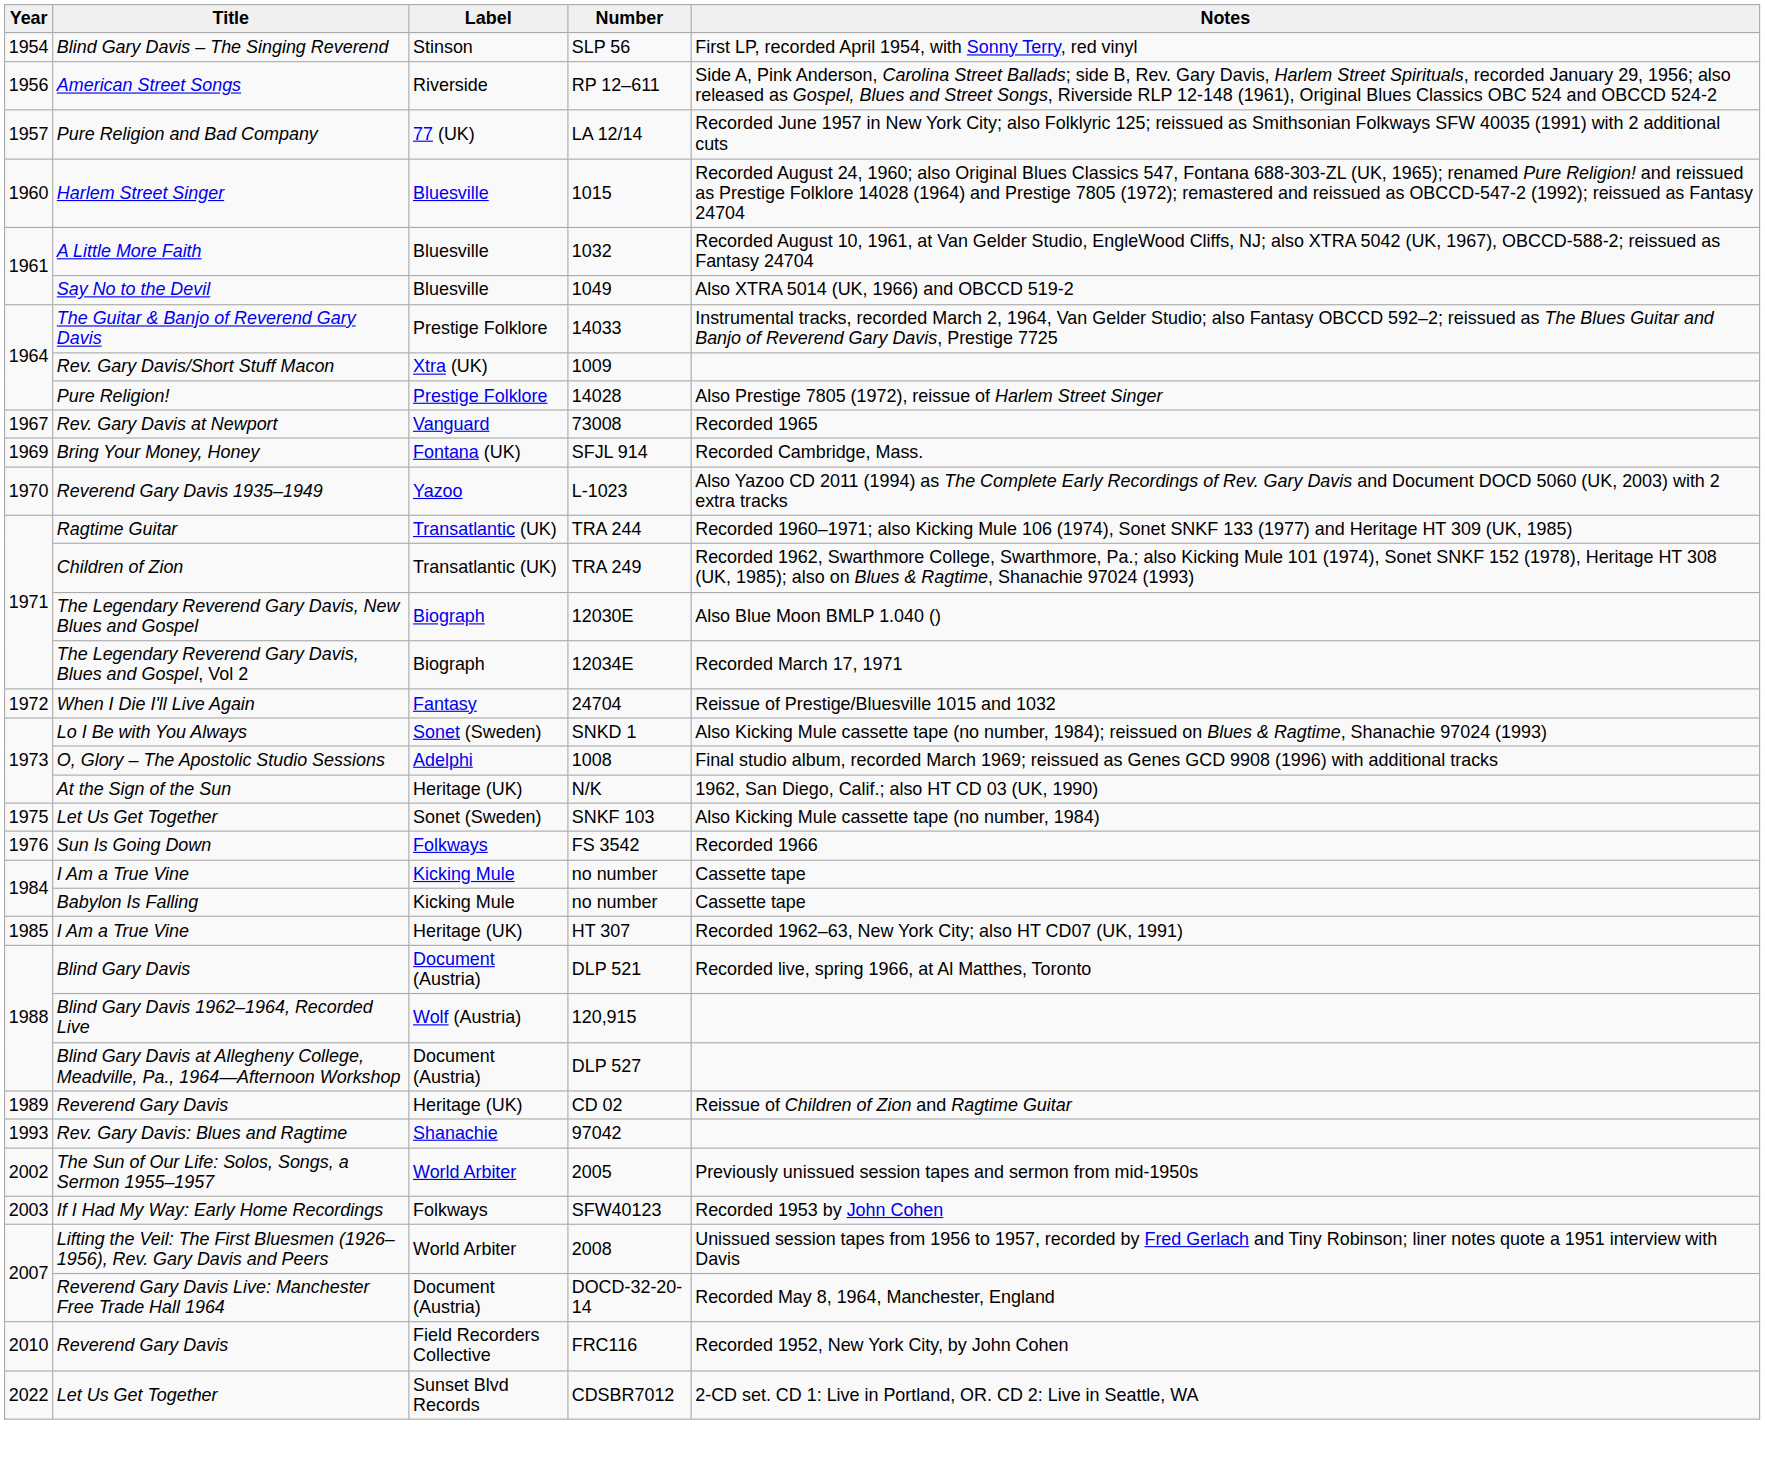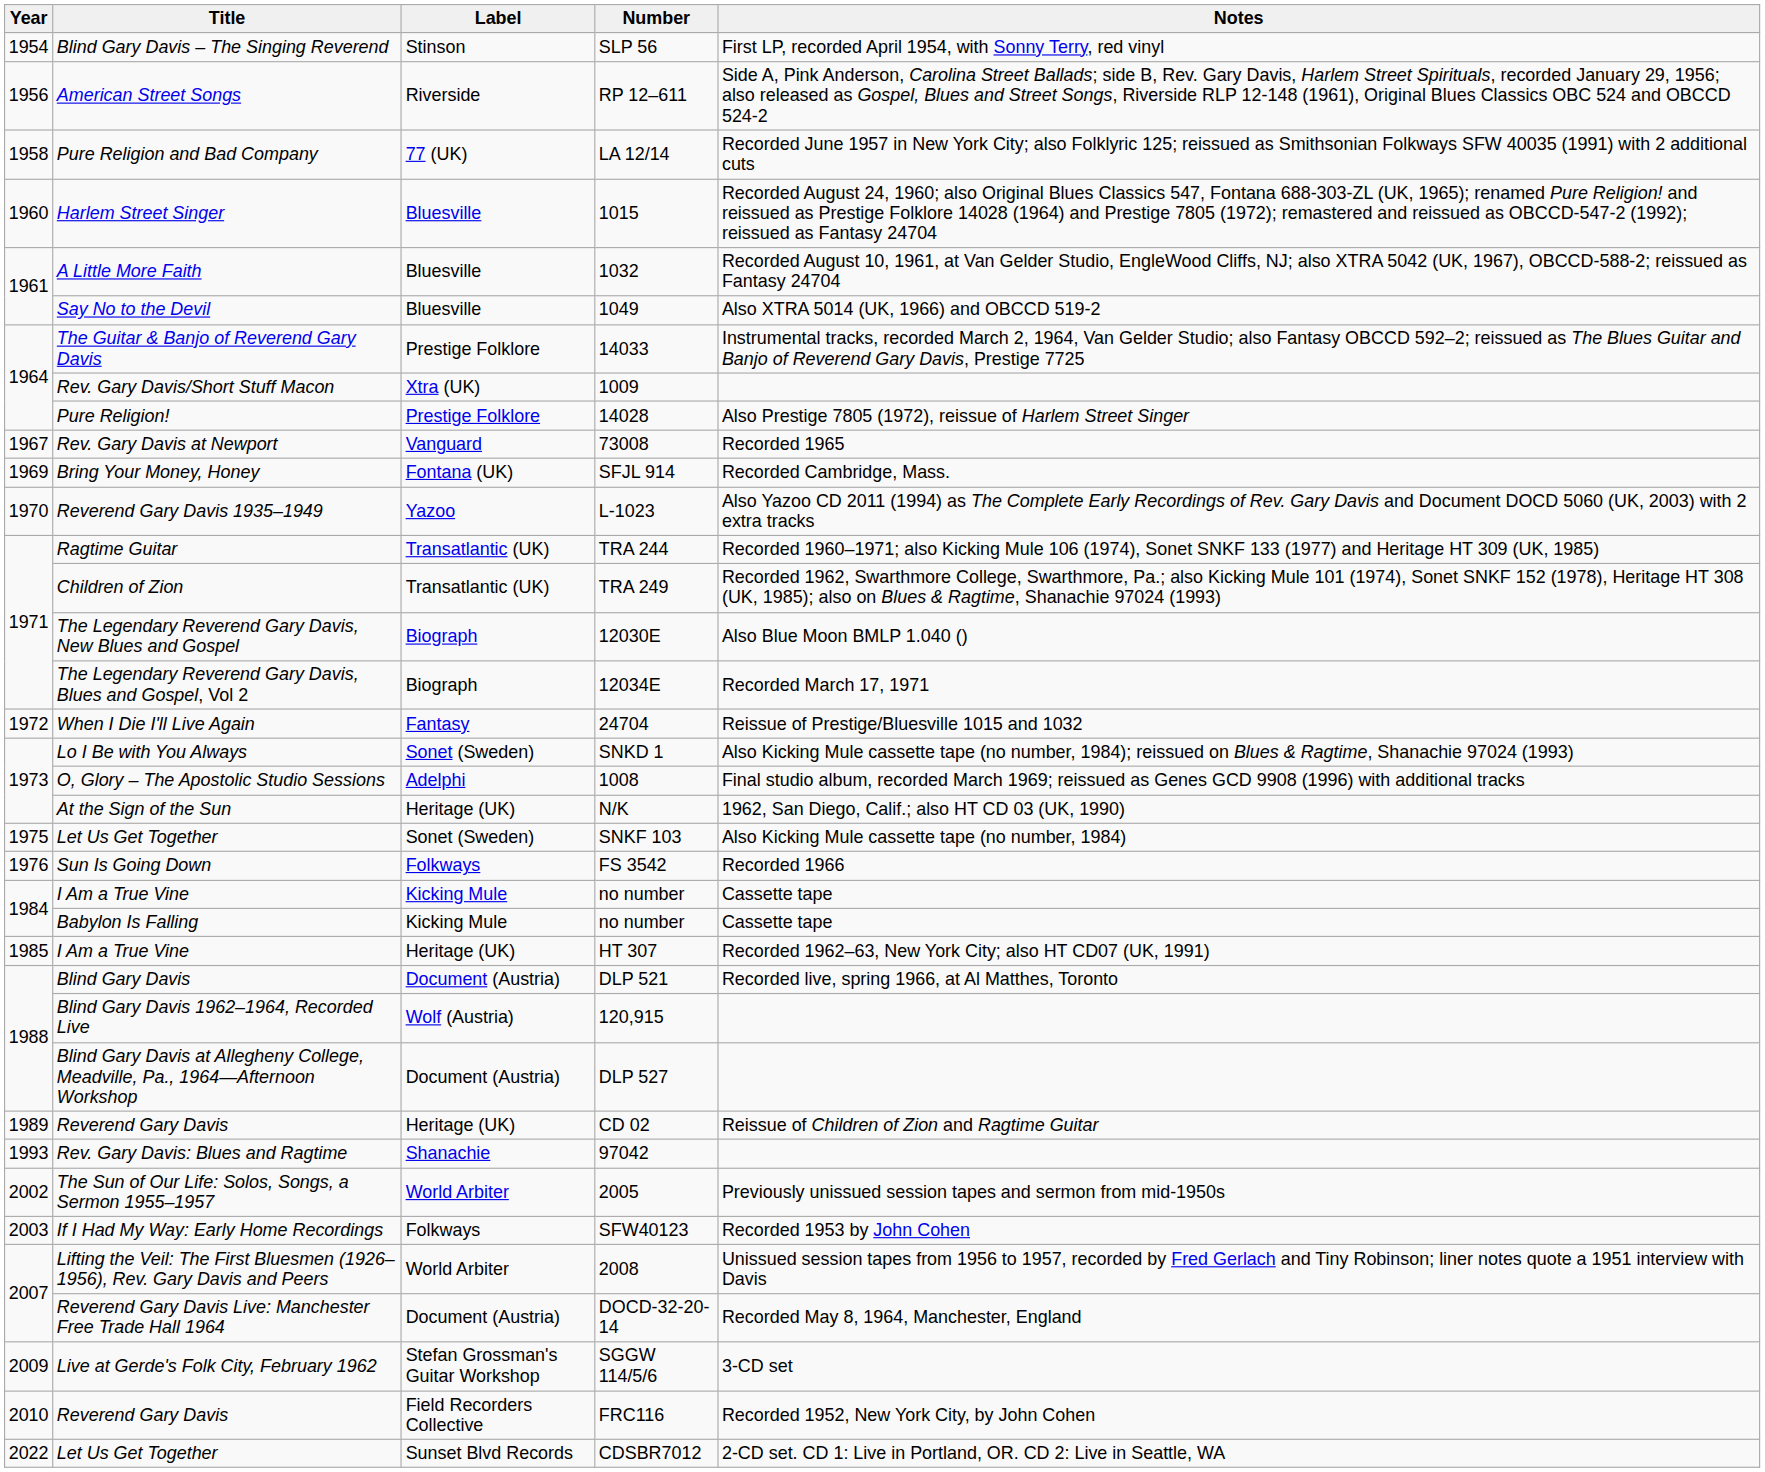(29, 134) 1957 -> (29, 154) 1958
+ row: (217, 1366)
